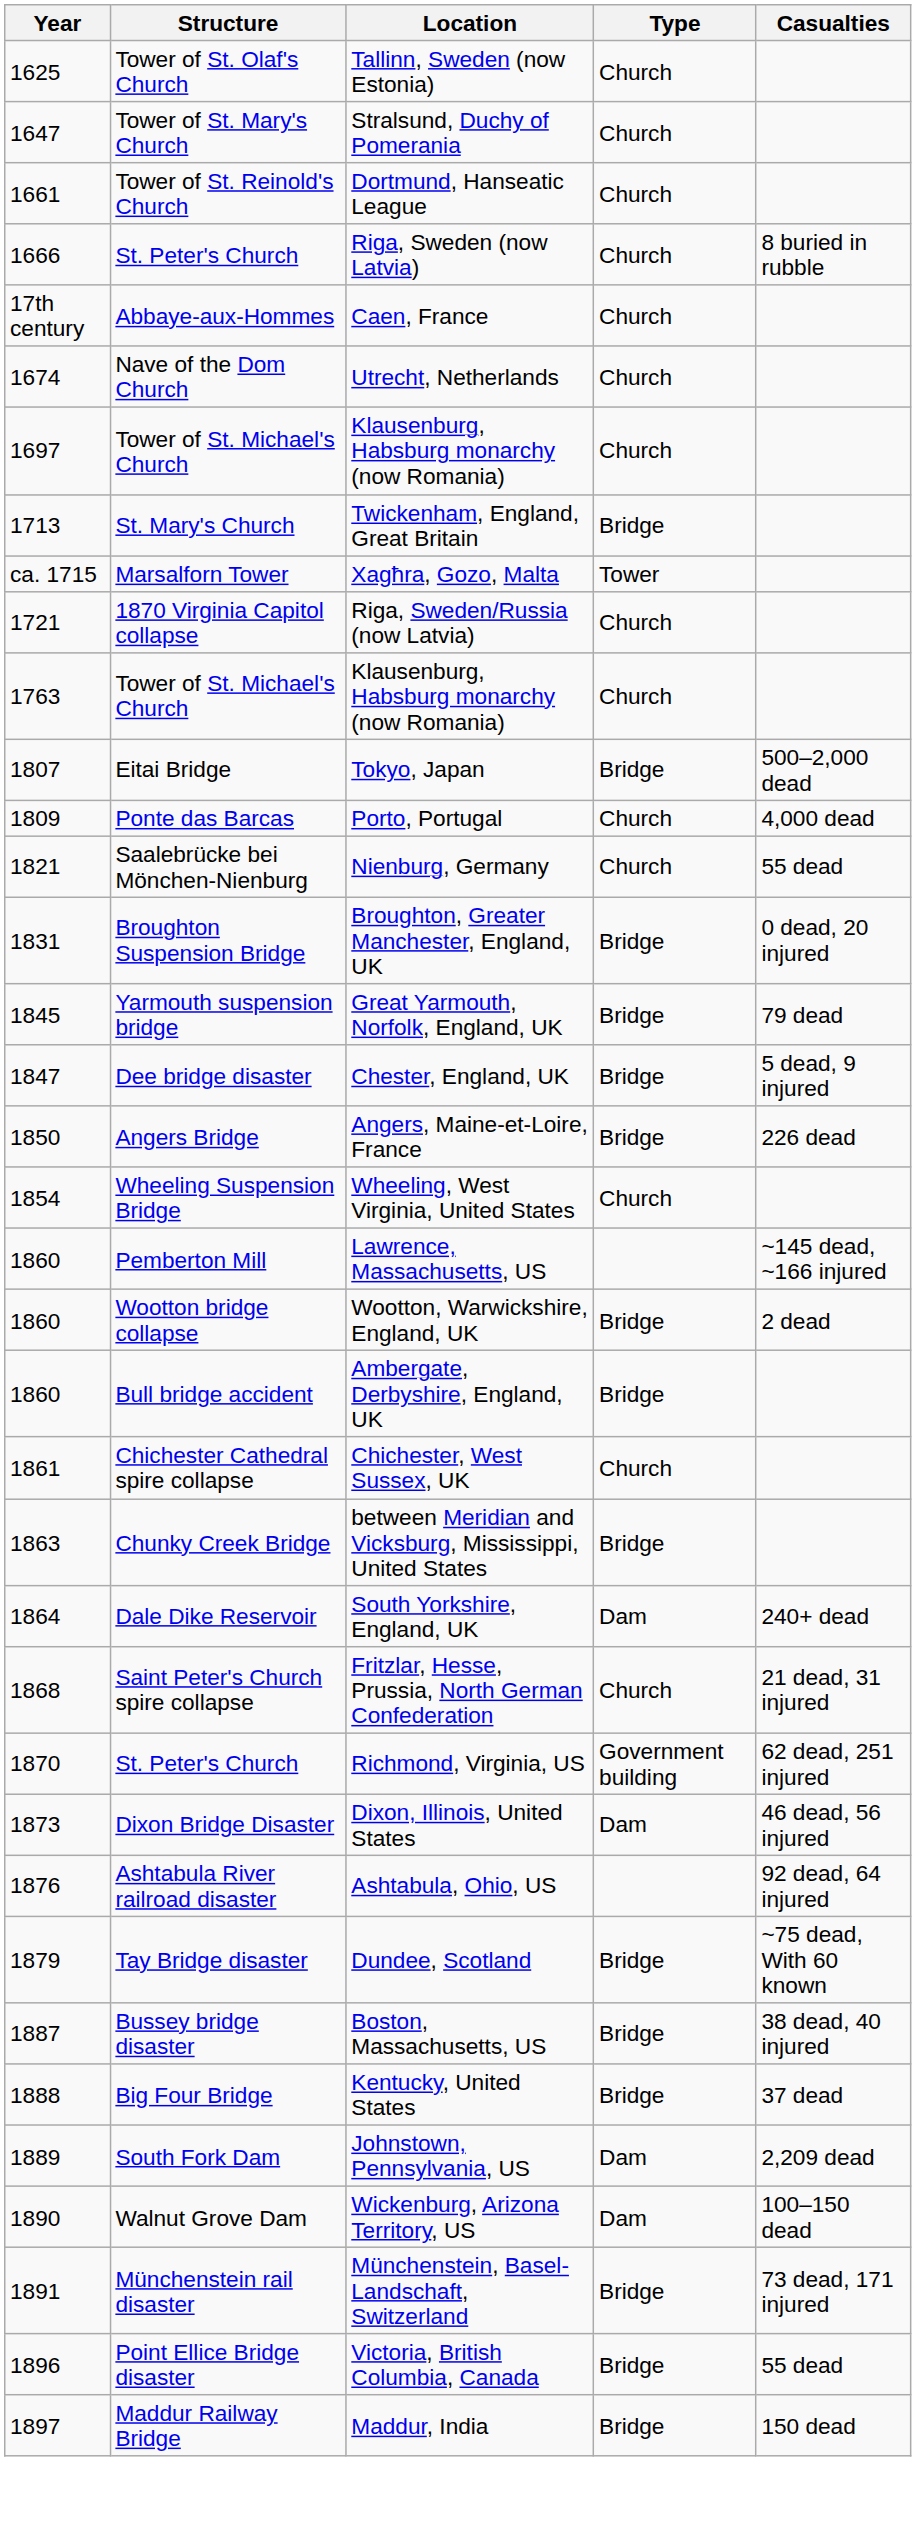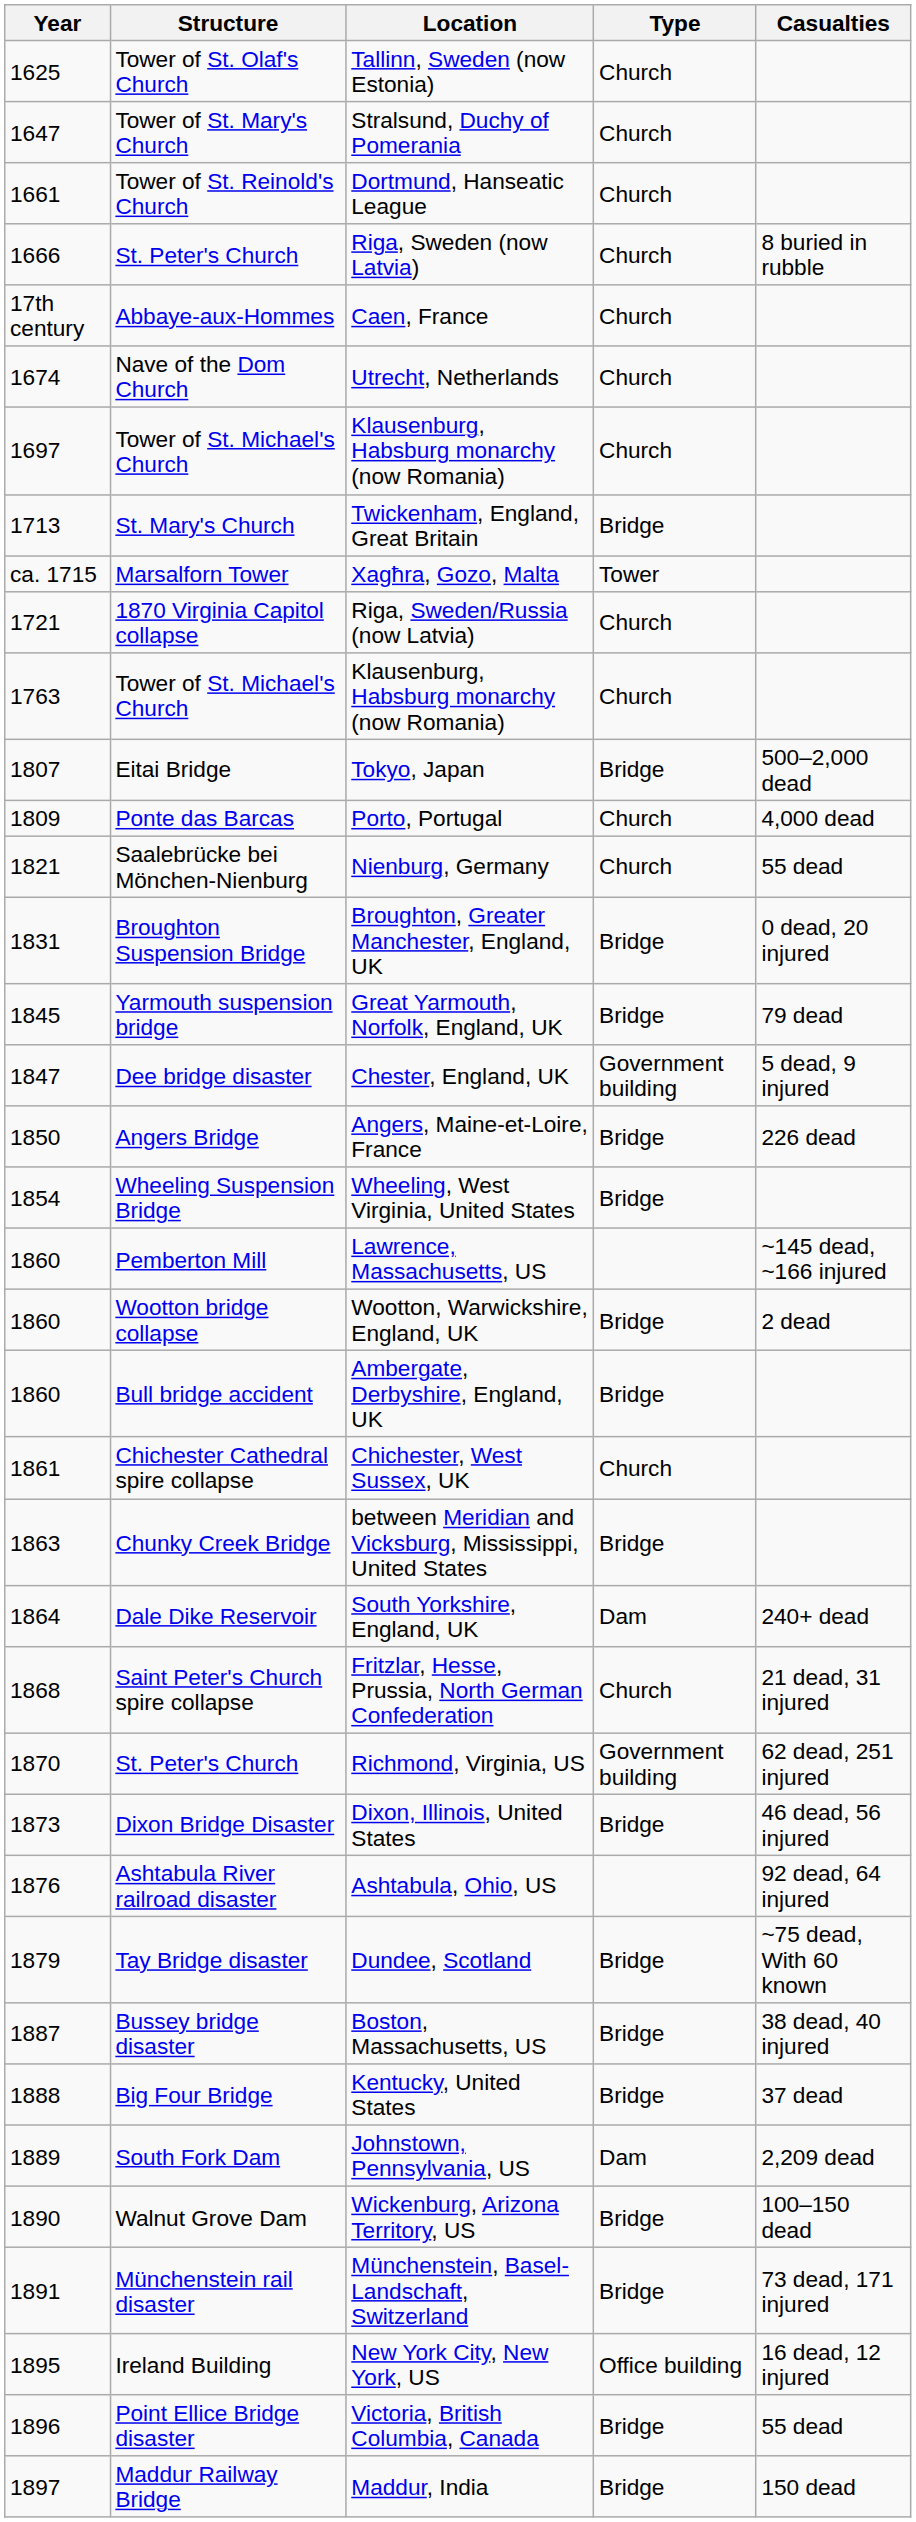(632, 1076) Bridge -> (661, 1076) Government building
(636, 1198) Church -> (632, 1198) Bridge
(623, 1825) Dam -> (632, 1825) Bridge
(623, 2217) Dam -> (632, 2217) Bridge
+ row: (35, 2365)
